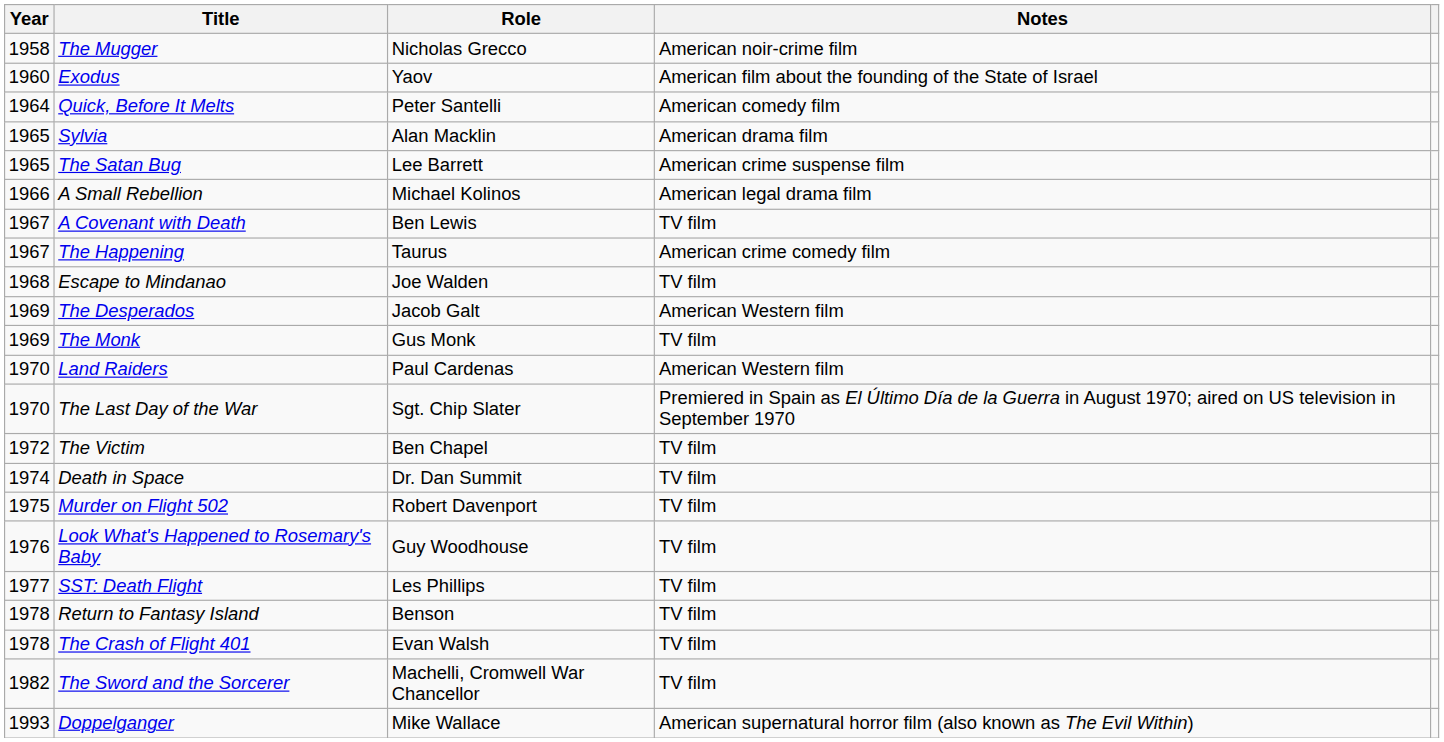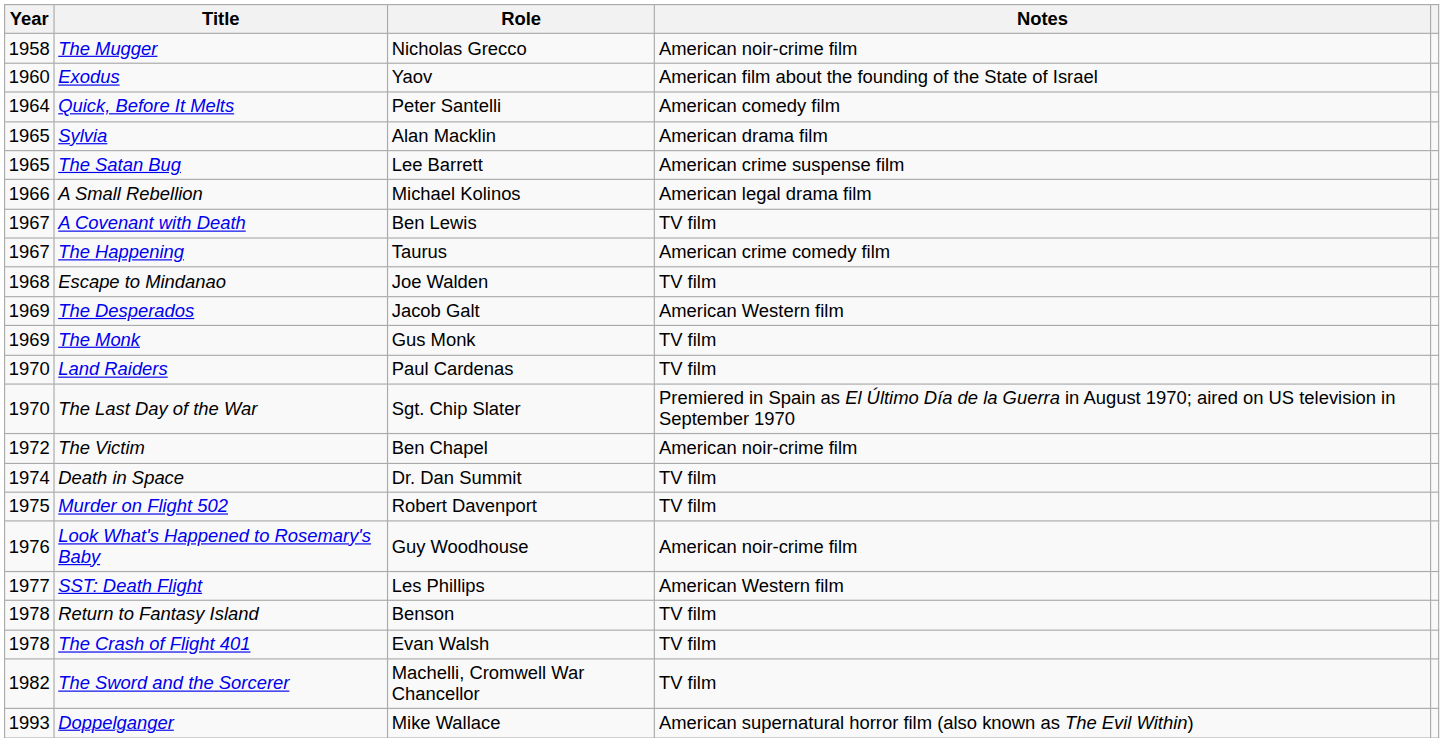(751, 369) American Western film -> (688, 369) TV film
(688, 448) TV film -> (758, 448) American noir-crime film
(688, 546) TV film -> (758, 546) American noir-crime film
(688, 585) TV film -> (751, 585) American Western film
